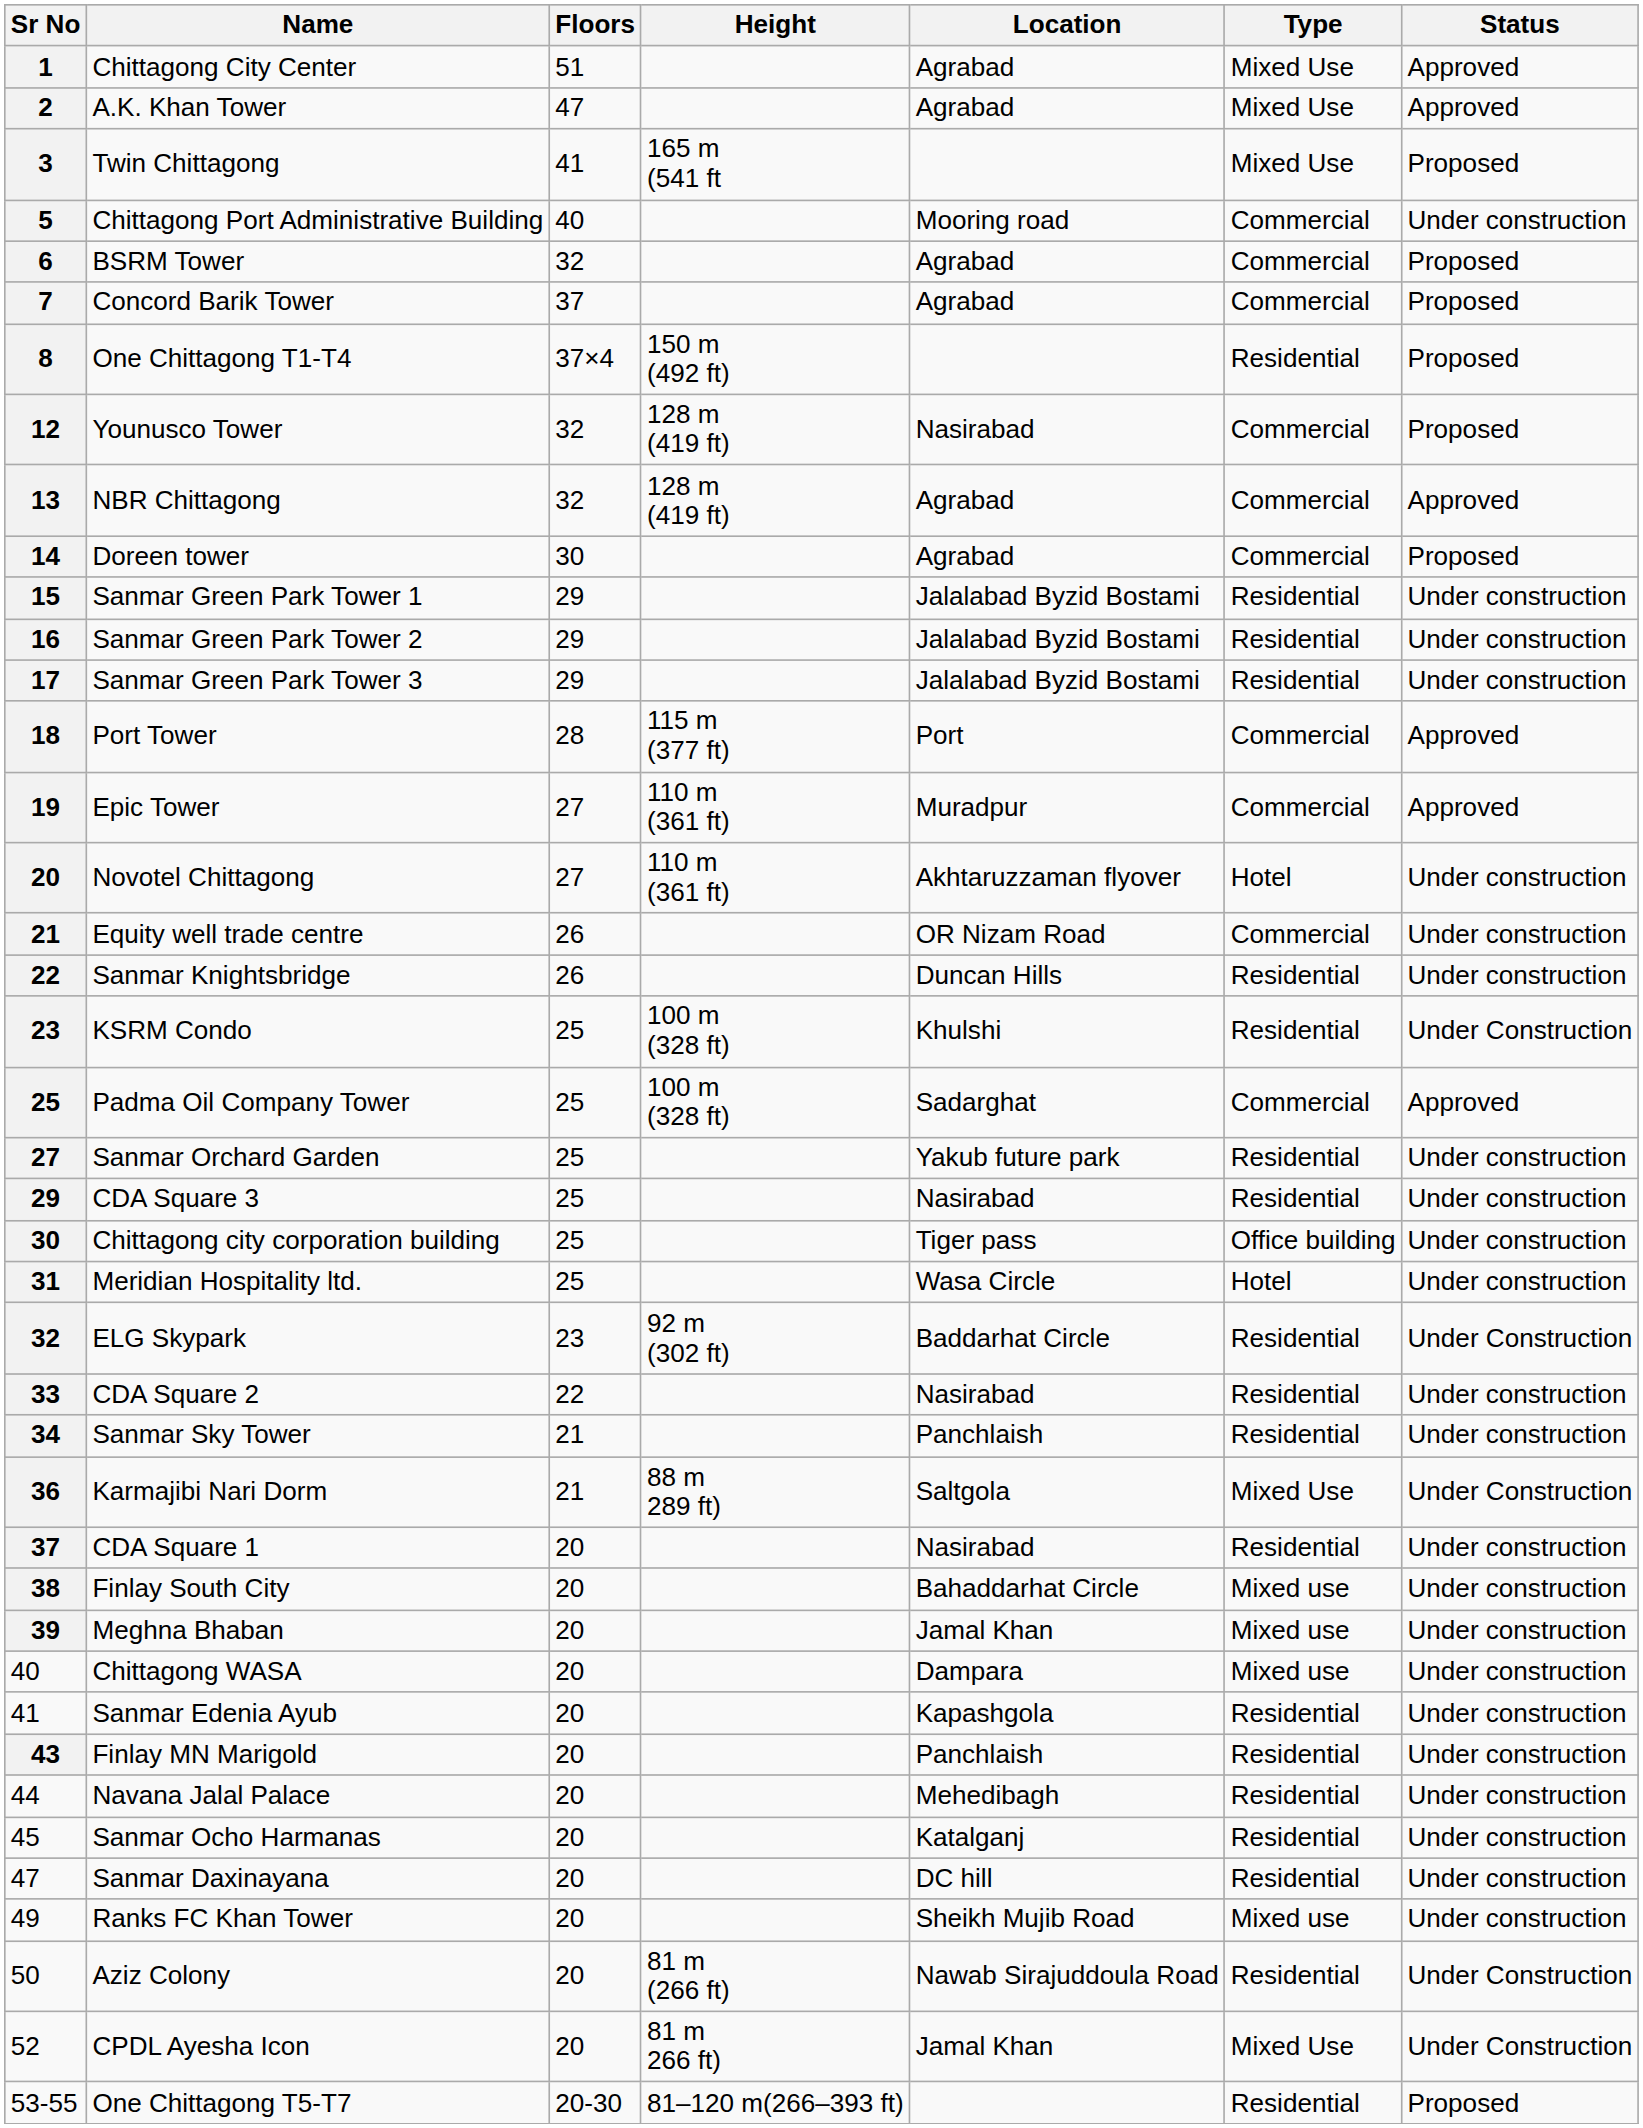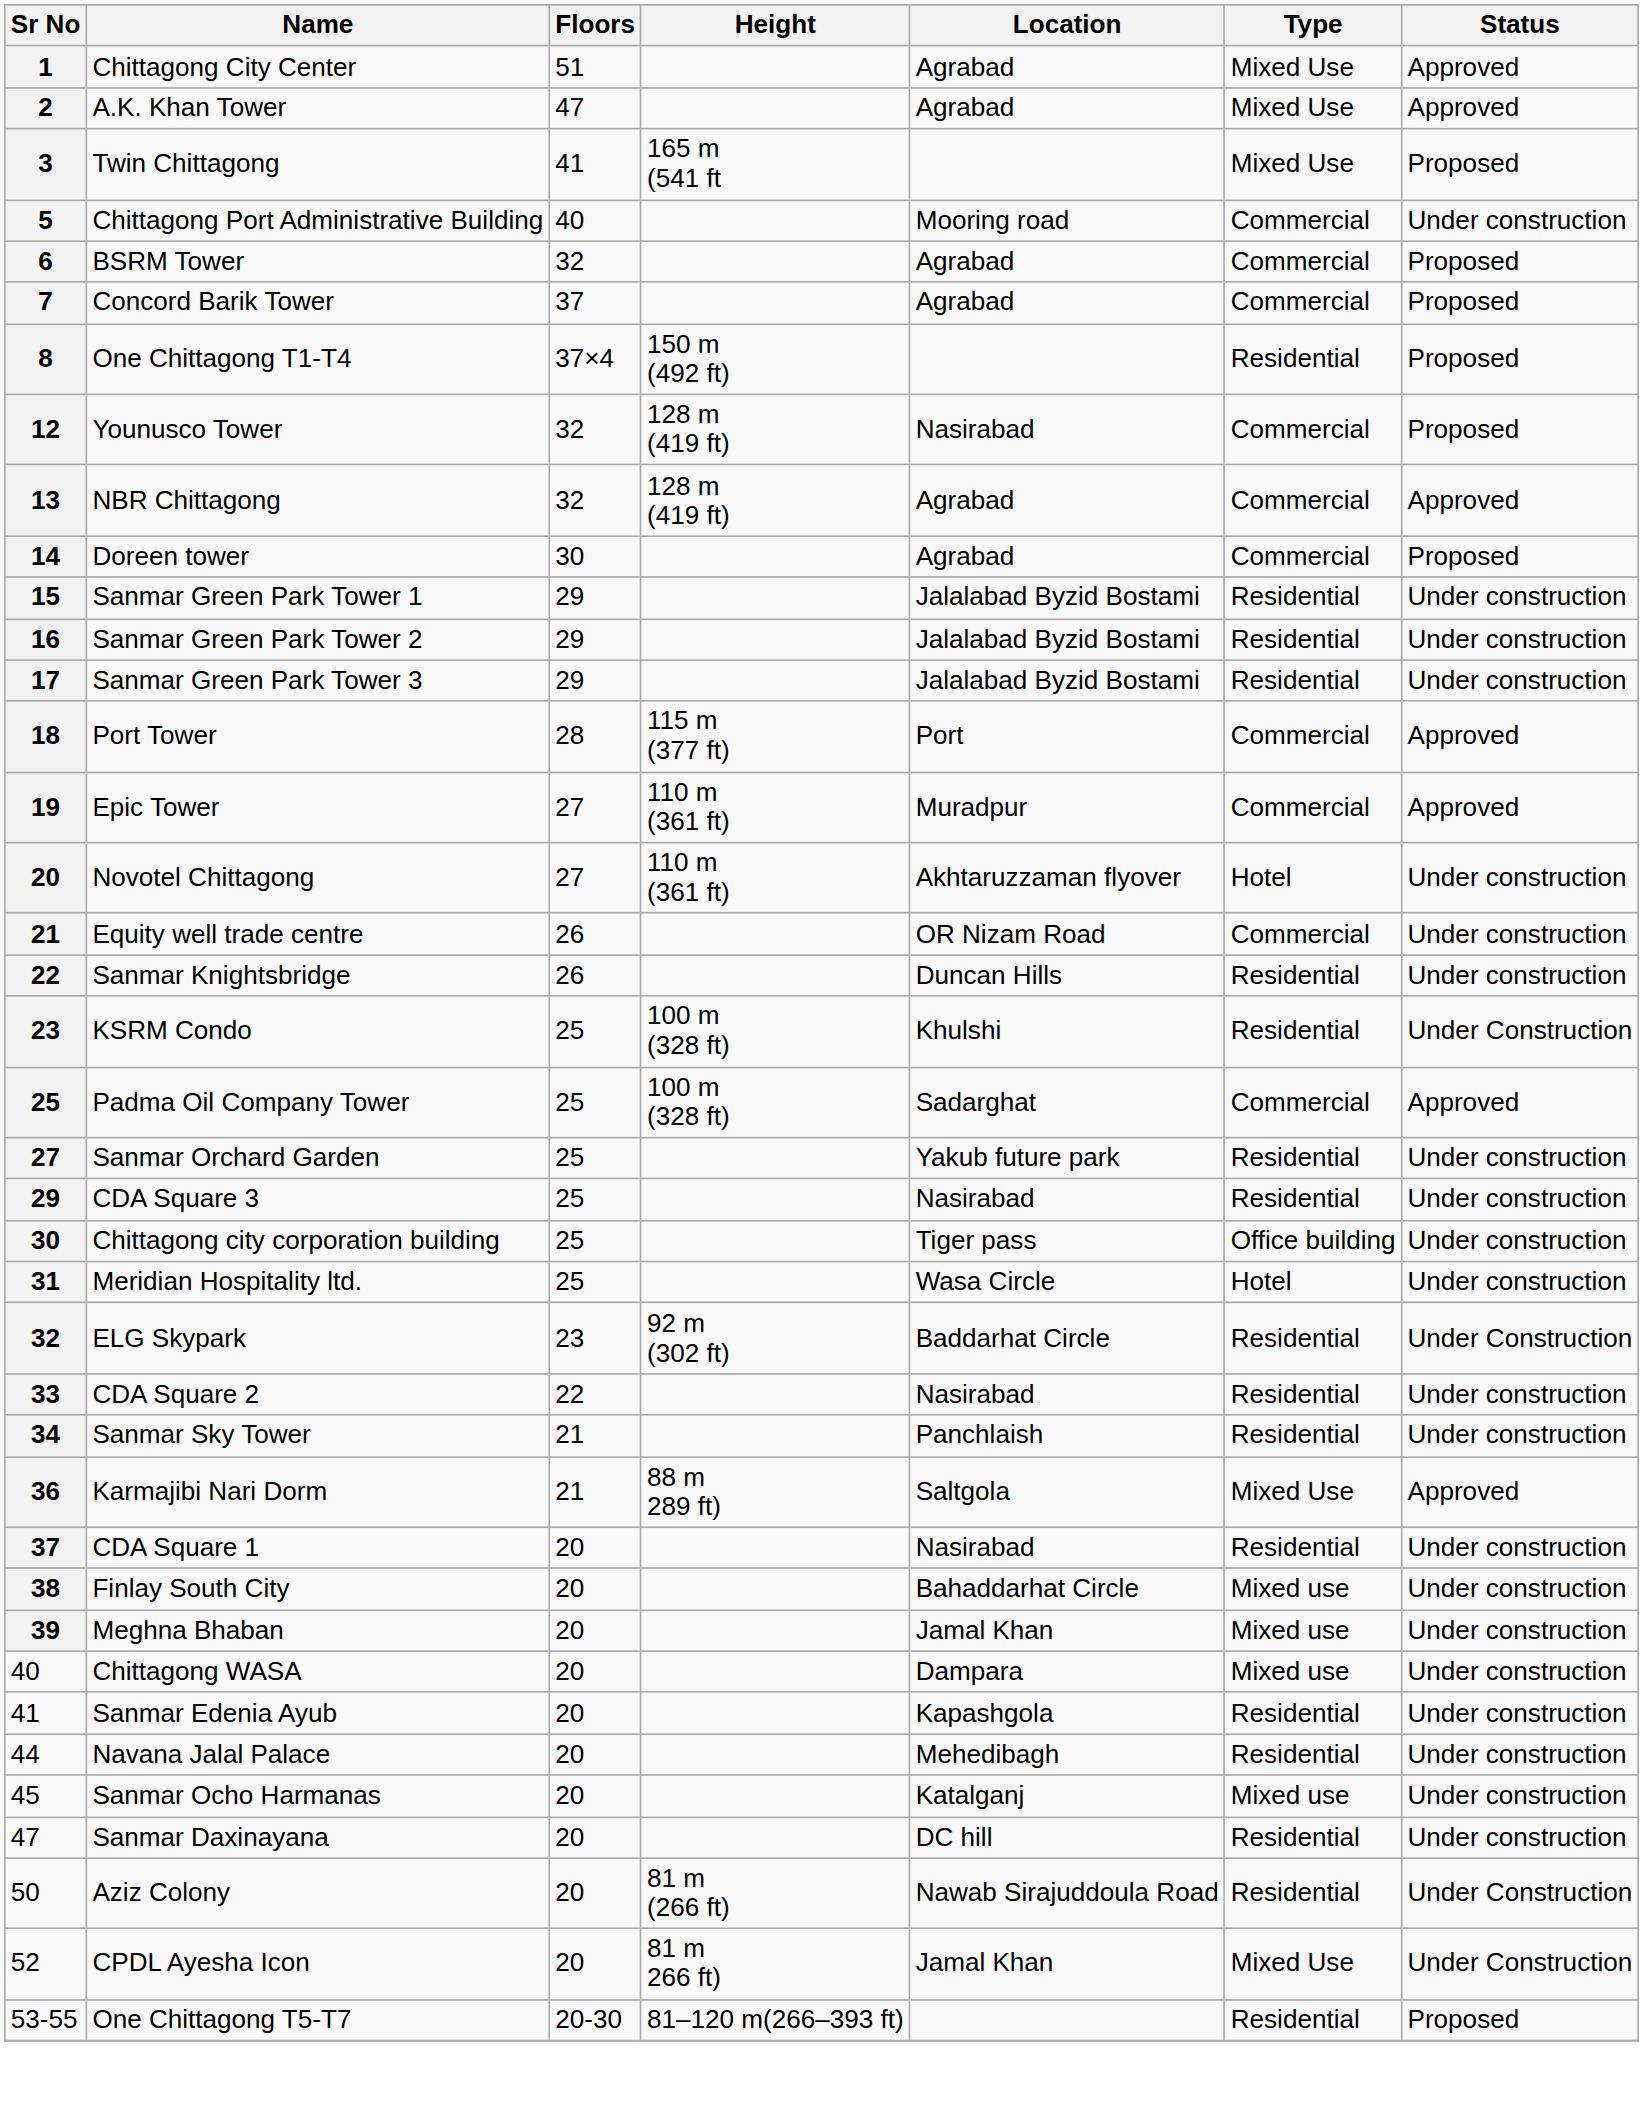(1520, 1491) Under Construction -> (1463, 1491) Approved
- row: (205, 1754)
(1295, 1836) Residential -> (1290, 1795) Mixed use
- row: (223, 1919)
